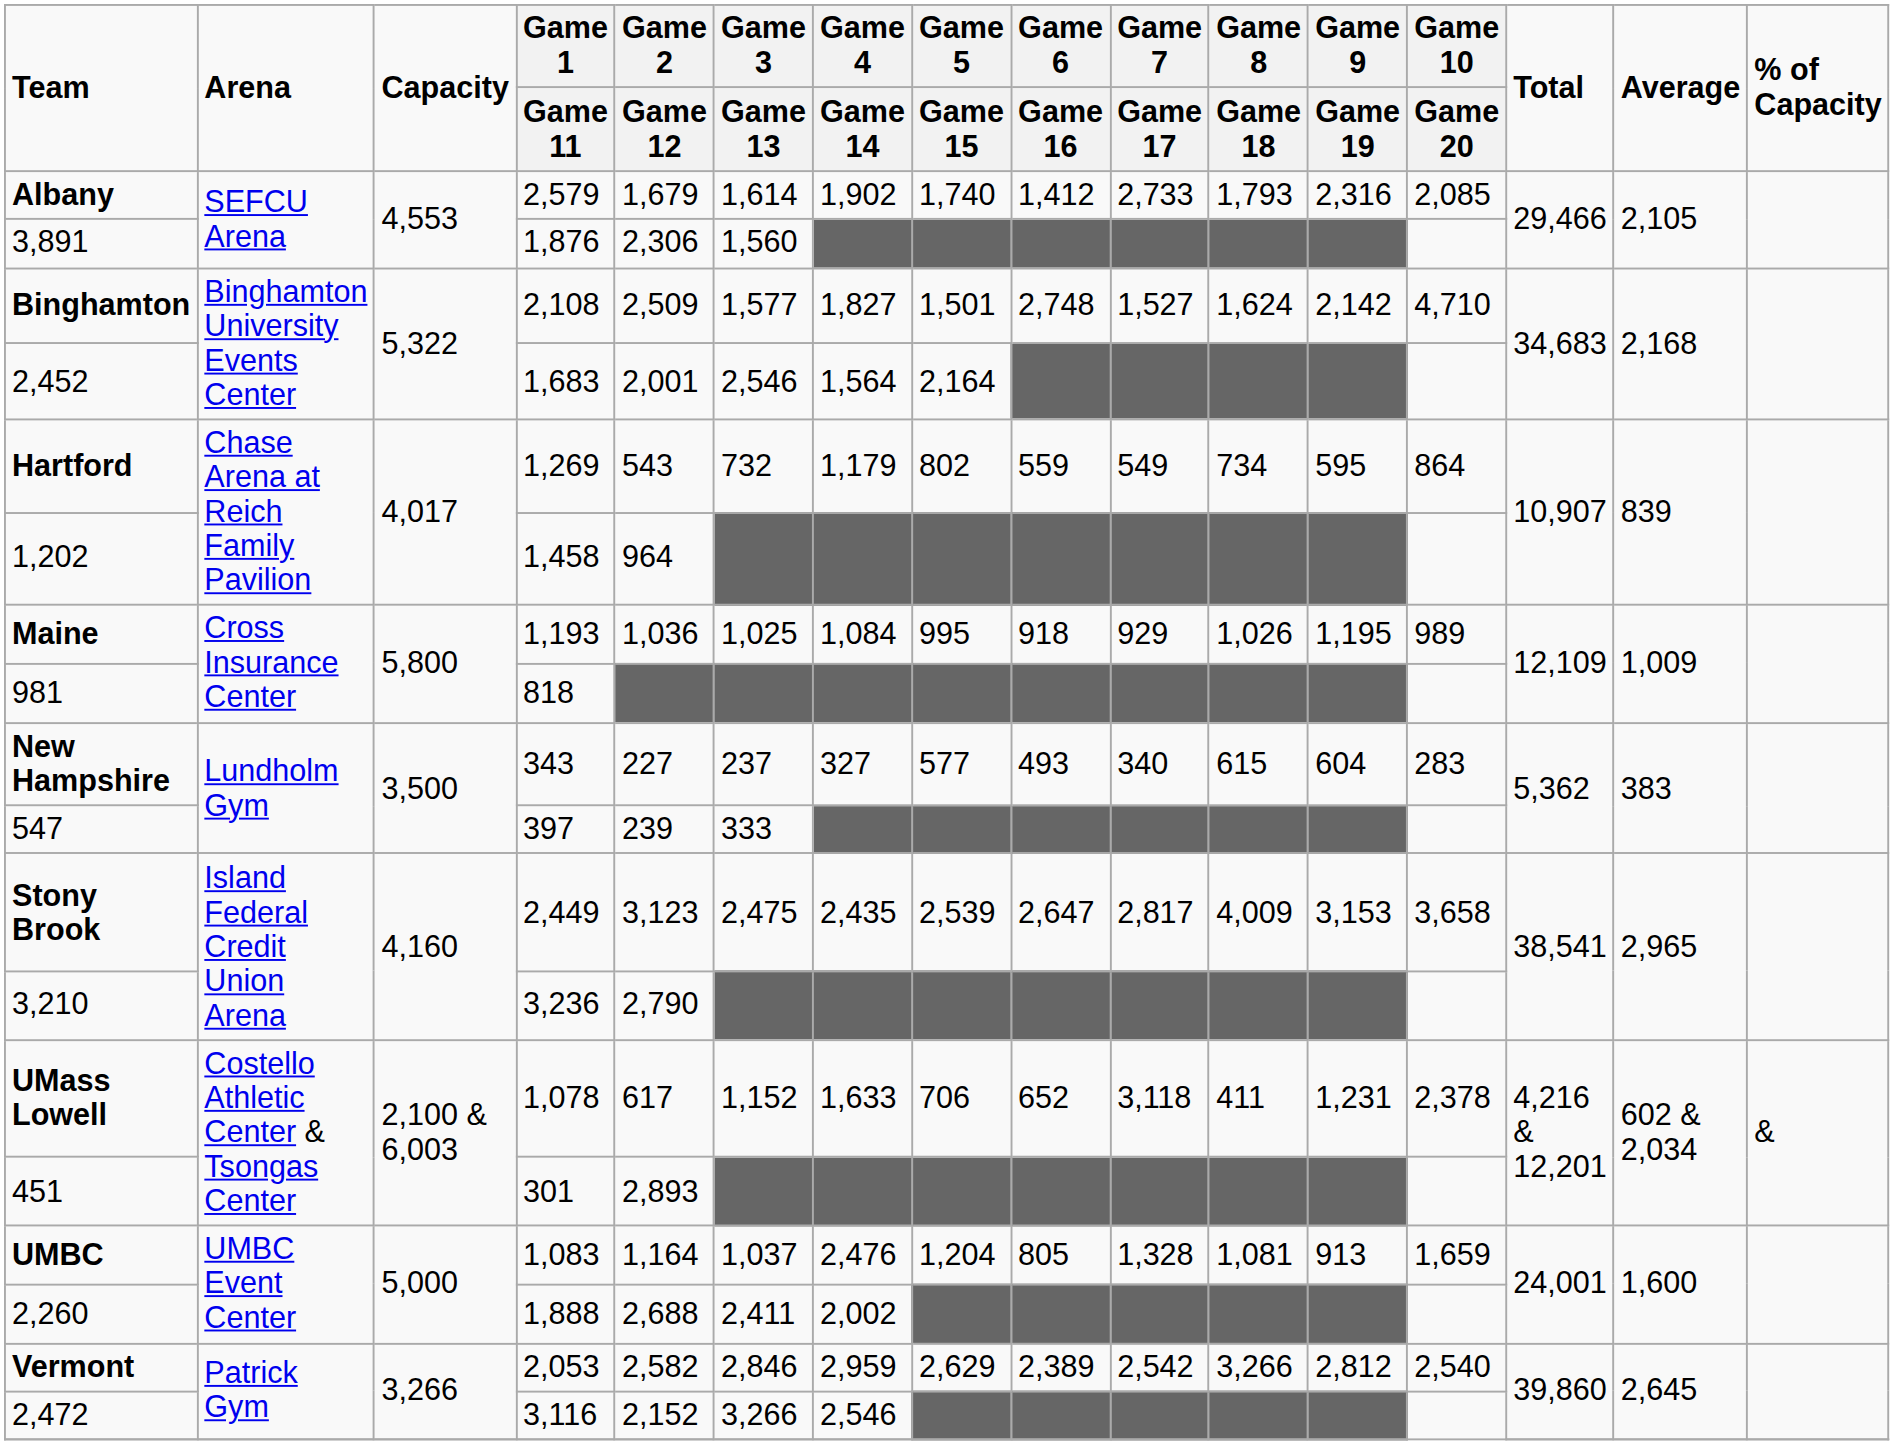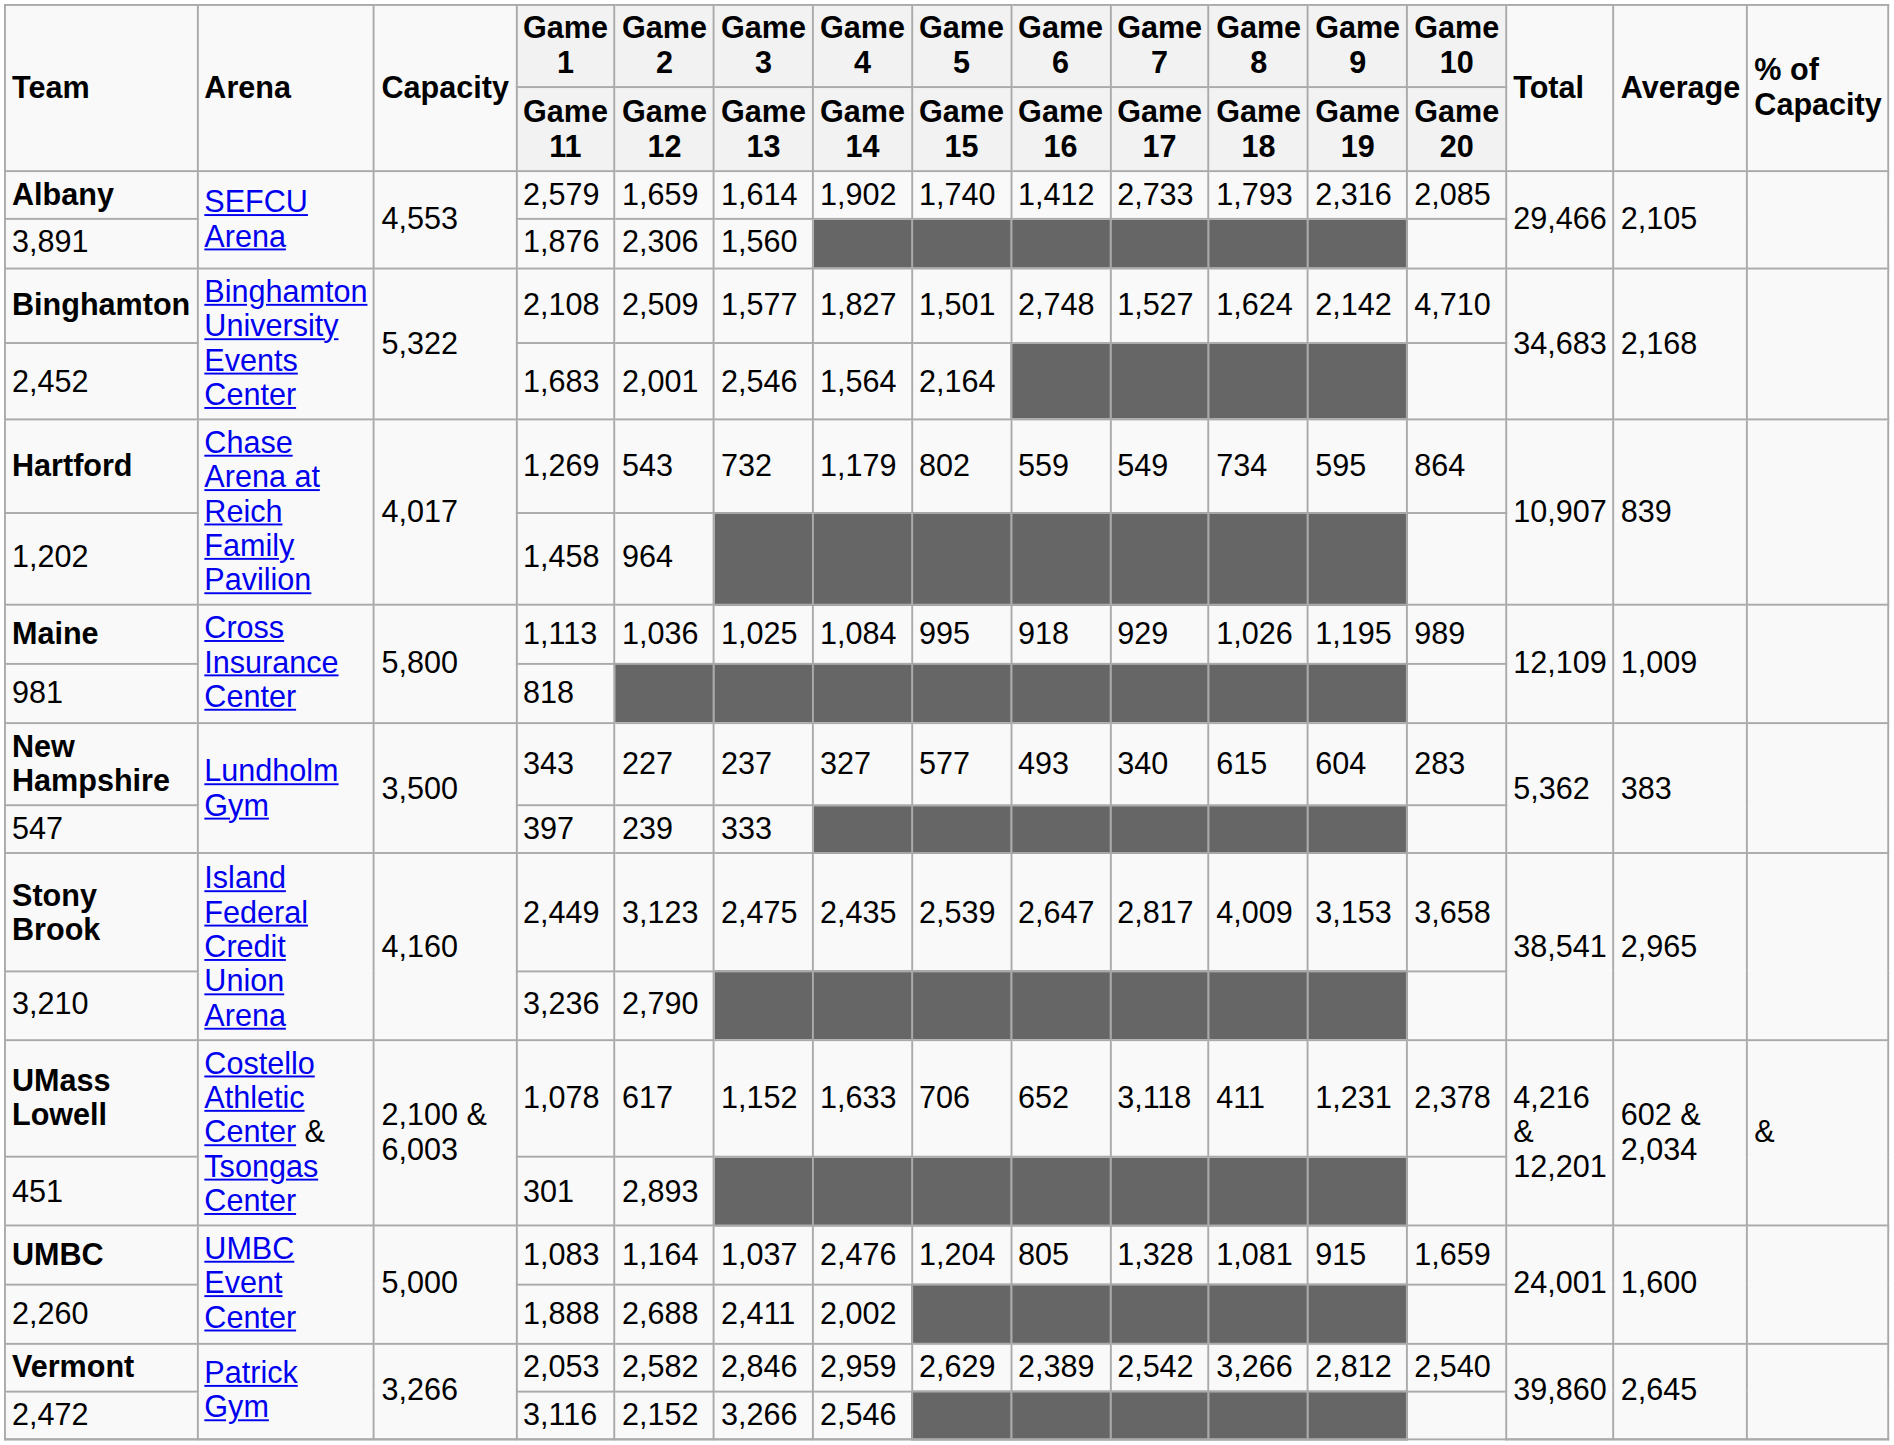(660, 194) 1,679 -> (660, 194) 1,659
(561, 634) 1,193 -> (560, 634) 1,113
(1341, 1254) 913 -> (1341, 1254) 915
